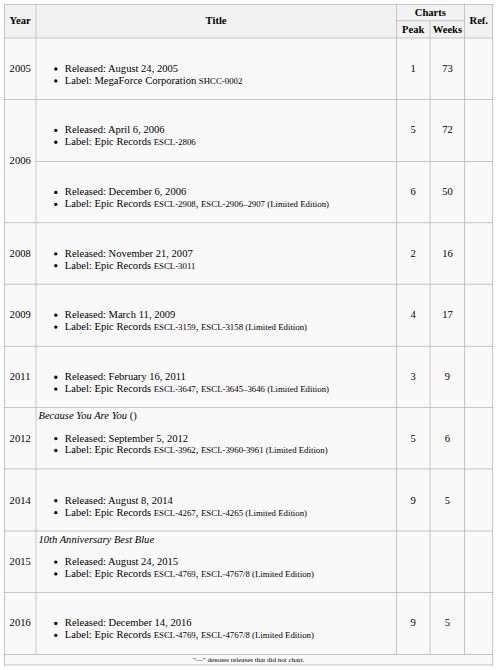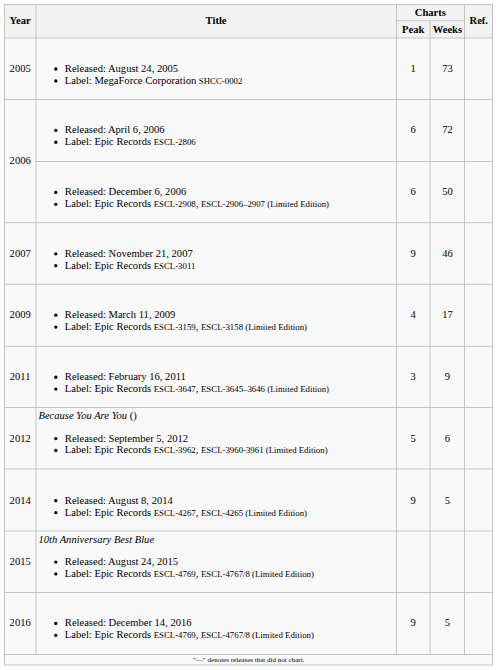(413, 130) 5 -> (413, 130) 6
(20, 253) 2008 -> (20, 253) 2007
(413, 253) 2 -> (413, 253) 9
(447, 253) 16 -> (447, 253) 46
